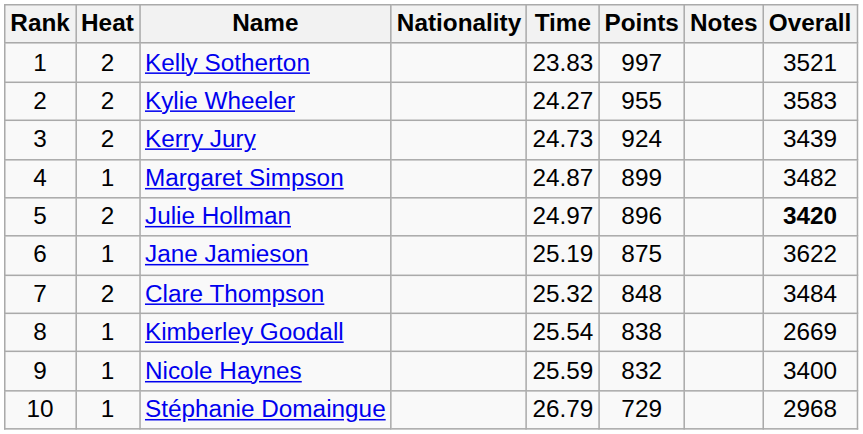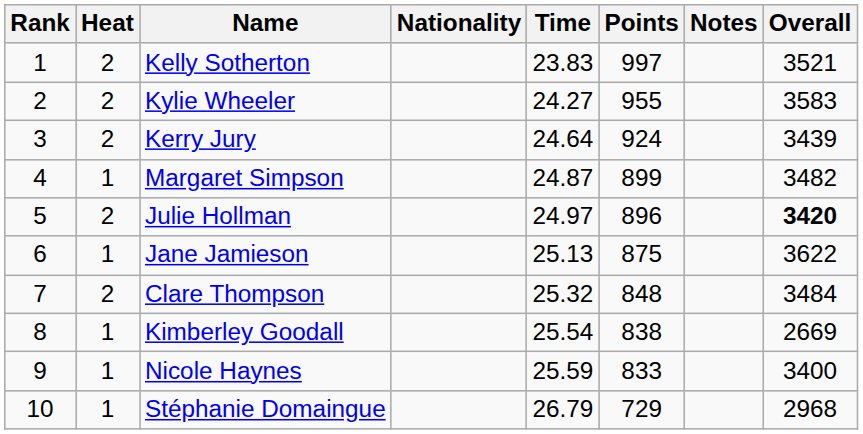(563, 139) 24.73 -> (563, 139) 24.64
(563, 255) 25.19 -> (563, 255) 25.13
(642, 370) 832 -> (642, 370) 833
